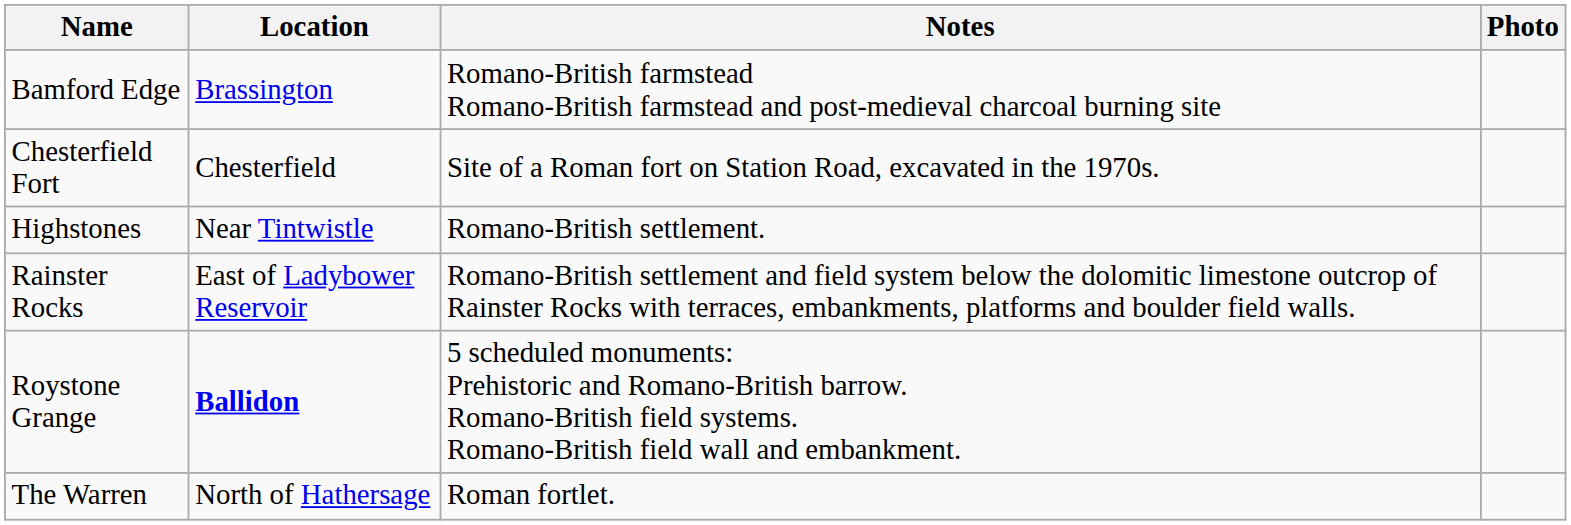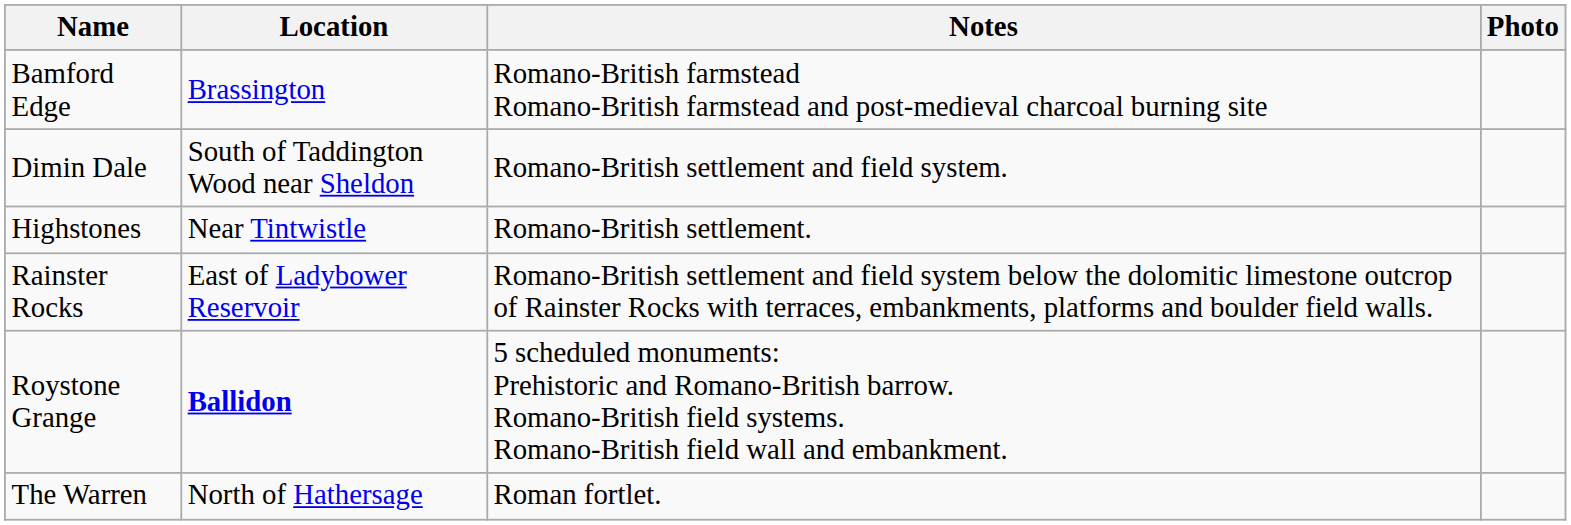- row: (82, 167)
+ row: (79, 167)
